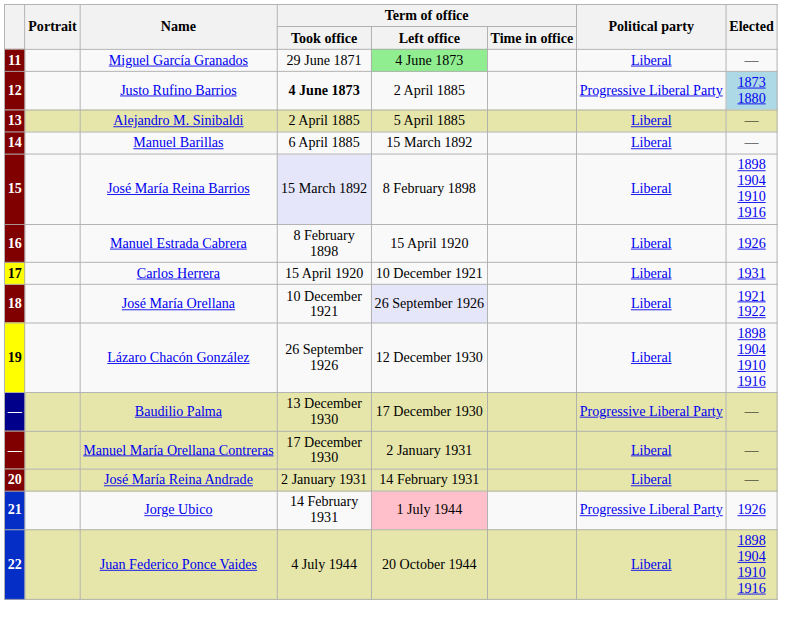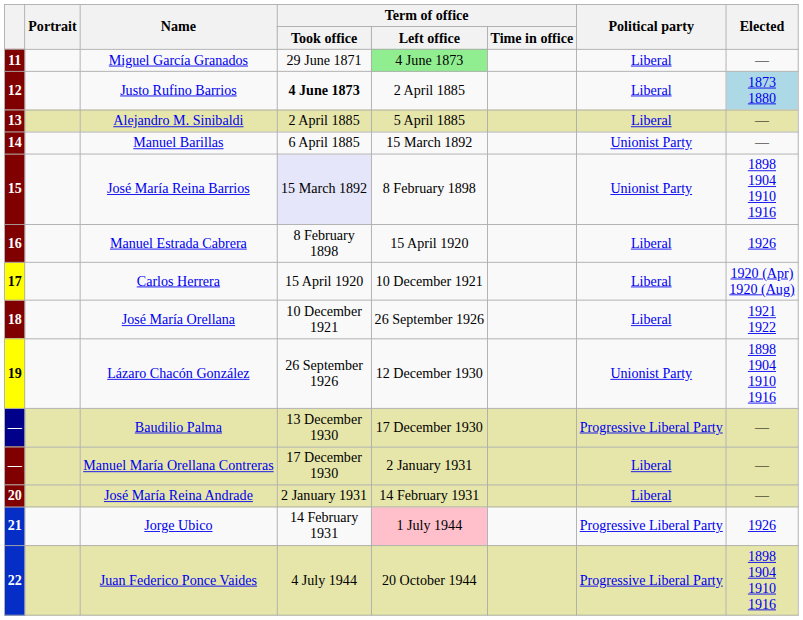(651, 90) Progressive Liberal Party -> (651, 90) Liberal
(651, 143) Liberal -> (651, 143) Unionist Party
(651, 189) Liberal -> (651, 189) Unionist Party
(752, 273) 1931 -> (762, 281) 1920 (Apr) 1920 (Aug)
(429, 303) lavender background -> (429, 319) no background
(651, 357) Liberal -> (651, 373) Unionist Party
(651, 564) Liberal -> (651, 580) Progressive Liberal Party
